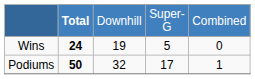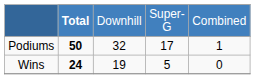rows swapped: (31, 46) <-> (31, 65)
